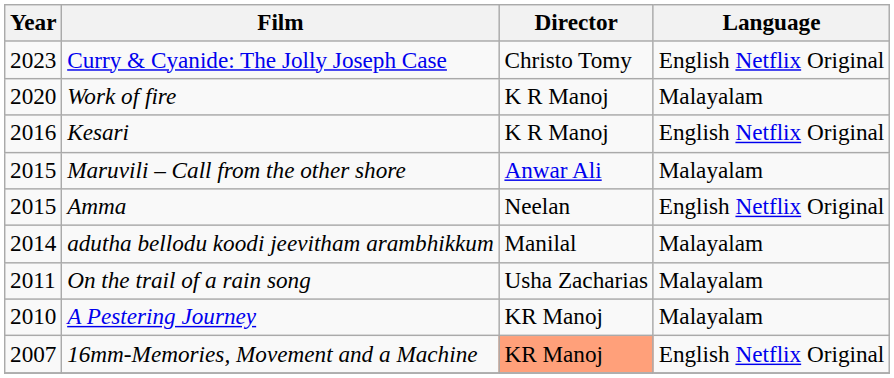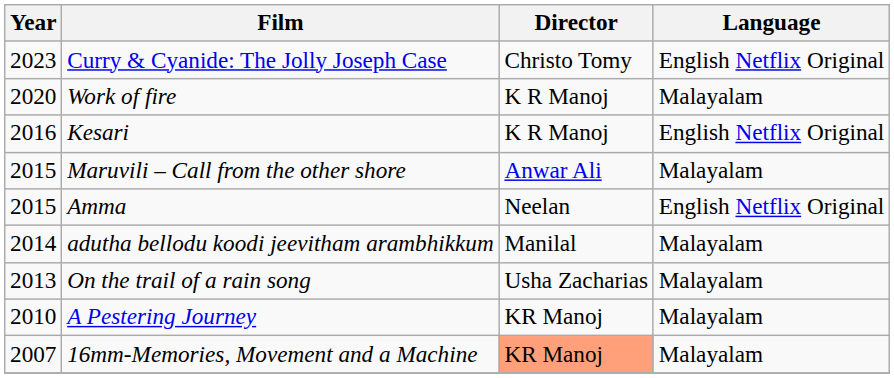(33, 280) 2011 -> (33, 280) 2013
(772, 354) English Netflix Original -> (711, 354) Malayalam
